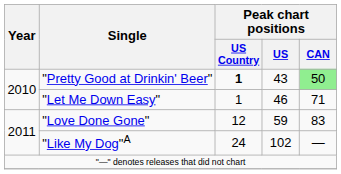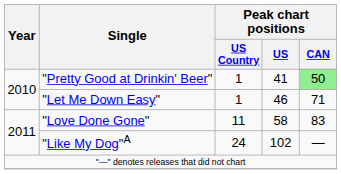(239, 79) bold -> (239, 79) normal
(281, 79) 43 -> (281, 79) 41
(239, 120) 12 -> (239, 120) 11
(281, 120) 59 -> (281, 120) 58
